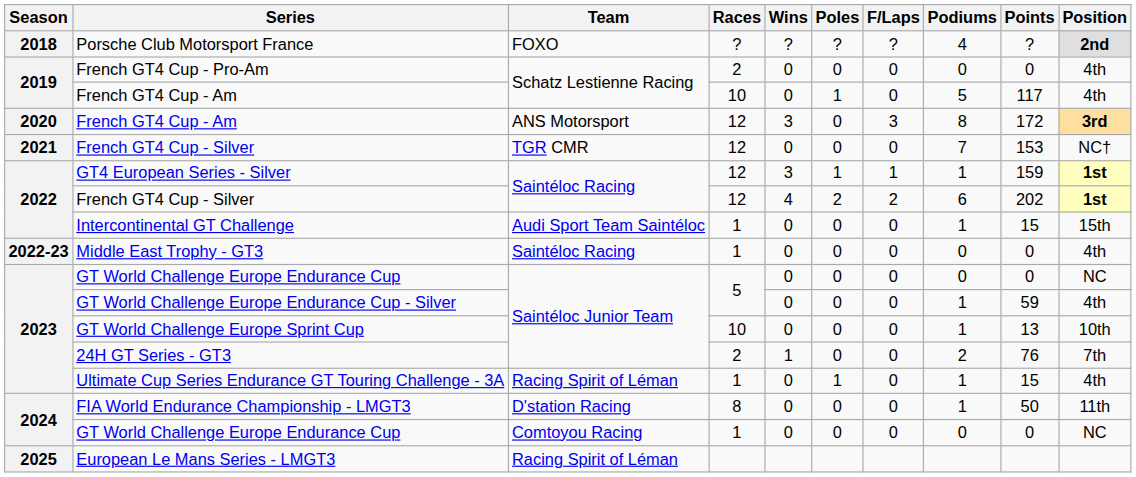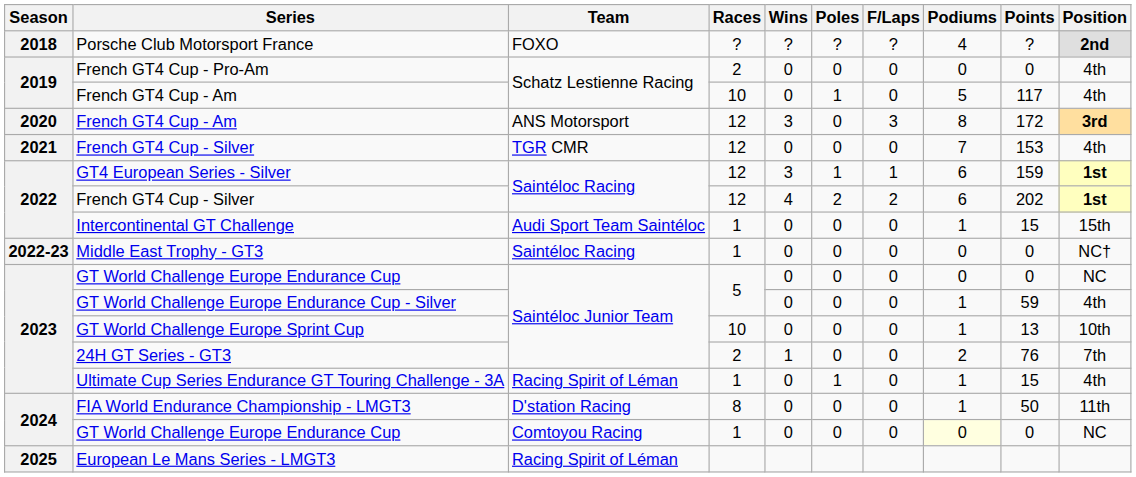(1095, 148) NC† -> (1095, 148) 4th
(962, 174) 1 -> (962, 174) 6
(1095, 251) 4th -> (1095, 251) NC†
(962, 433) no background -> (962, 433) lightyellow background
